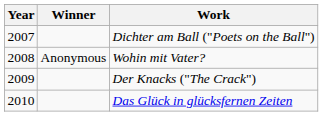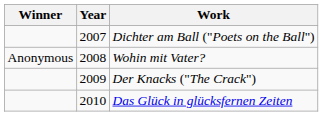columns swapped: (21, 15) <-> (73, 15)
